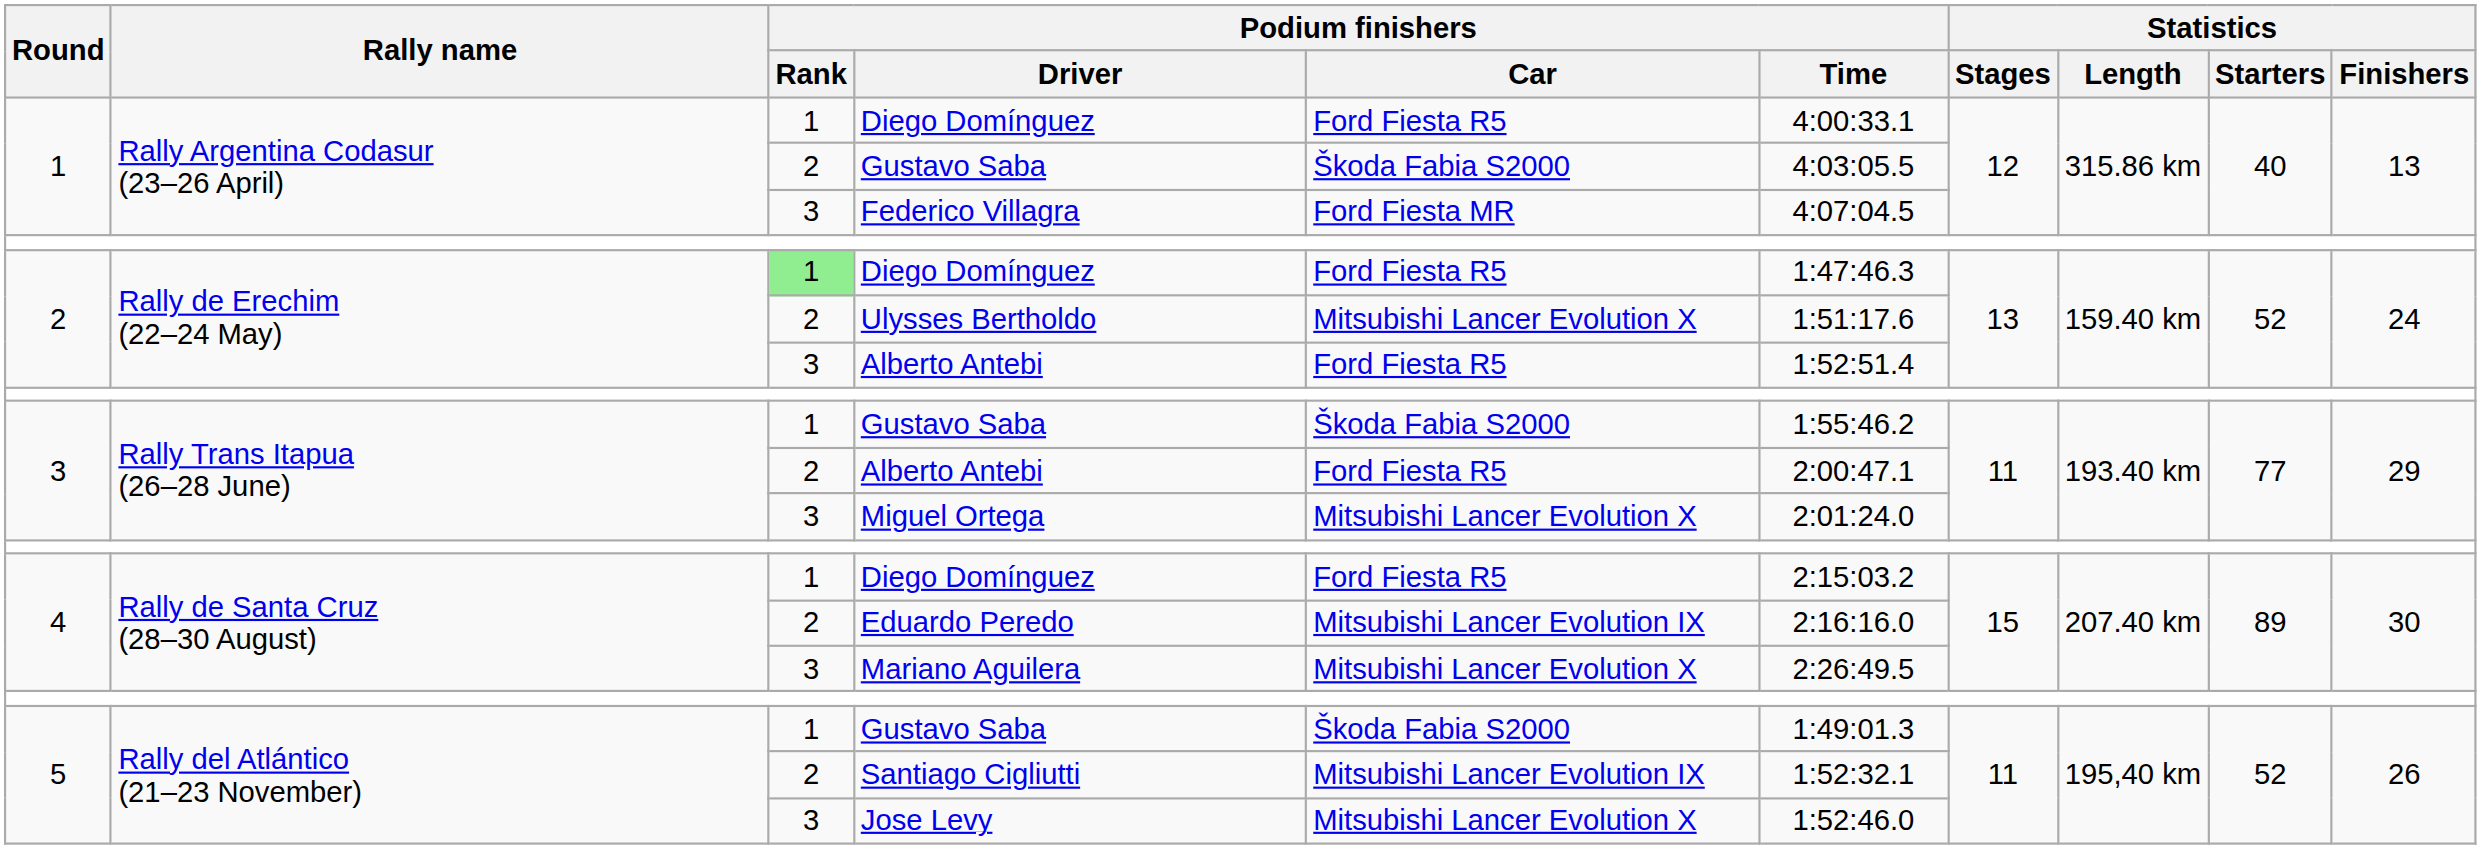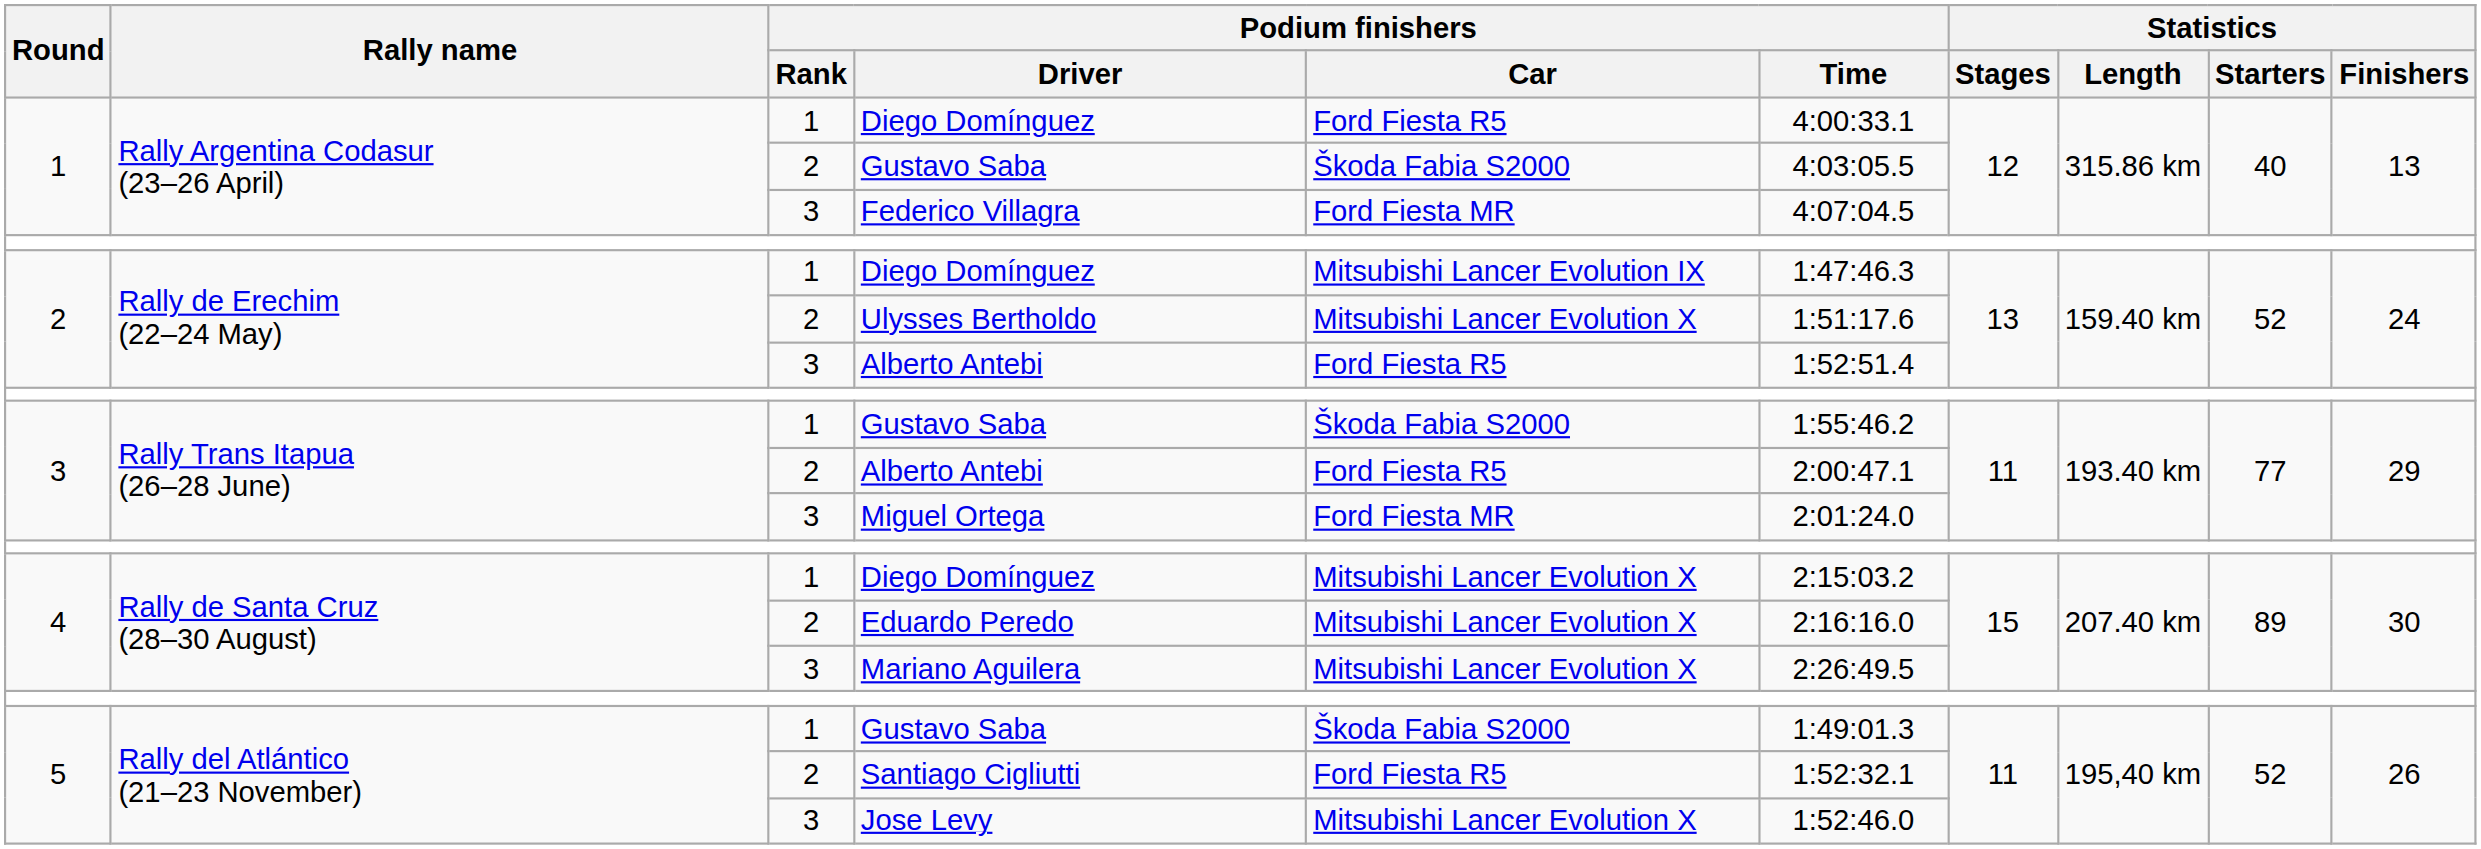(811, 272) lightgreen background -> (811, 272) no background
(1410, 272) Ford Fiesta R5 -> (1509, 272) Mitsubishi Lancer Evolution IX
(1505, 516) Mitsubishi Lancer Evolution X -> (1414, 516) Ford Fiesta MR
(1410, 576) Ford Fiesta R5 -> (1505, 576) Mitsubishi Lancer Evolution X
(1509, 622) Mitsubishi Lancer Evolution IX -> (1505, 622) Mitsubishi Lancer Evolution X
(1509, 774) Mitsubishi Lancer Evolution IX -> (1410, 774) Ford Fiesta R5
